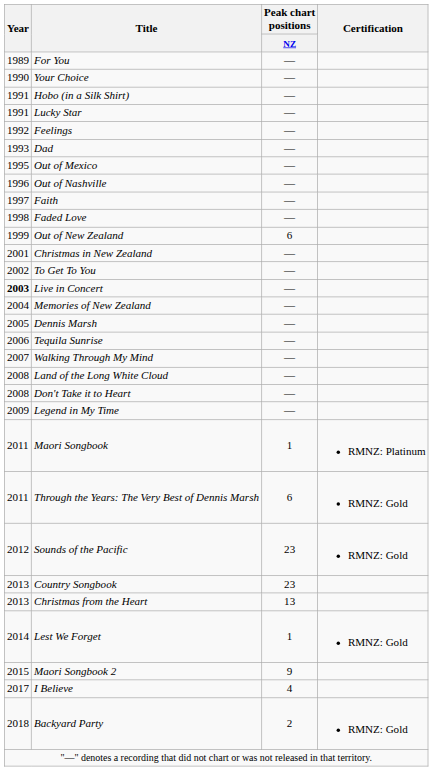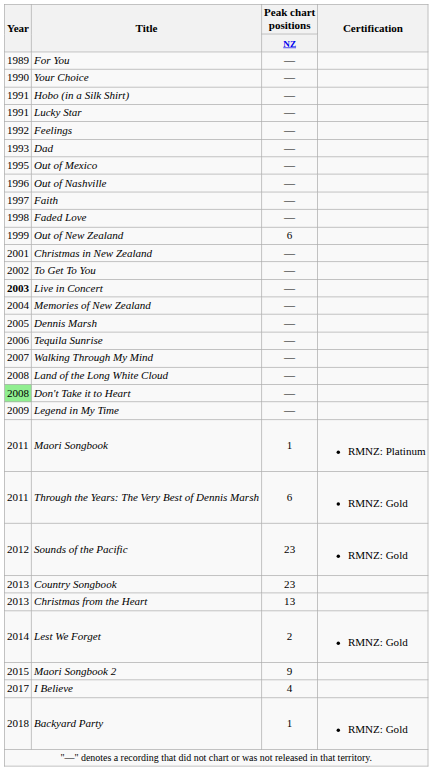(18, 393) no background -> (18, 393) lightgreen background
(290, 636) 1 -> (290, 636) 2
(290, 723) 2 -> (290, 723) 1
